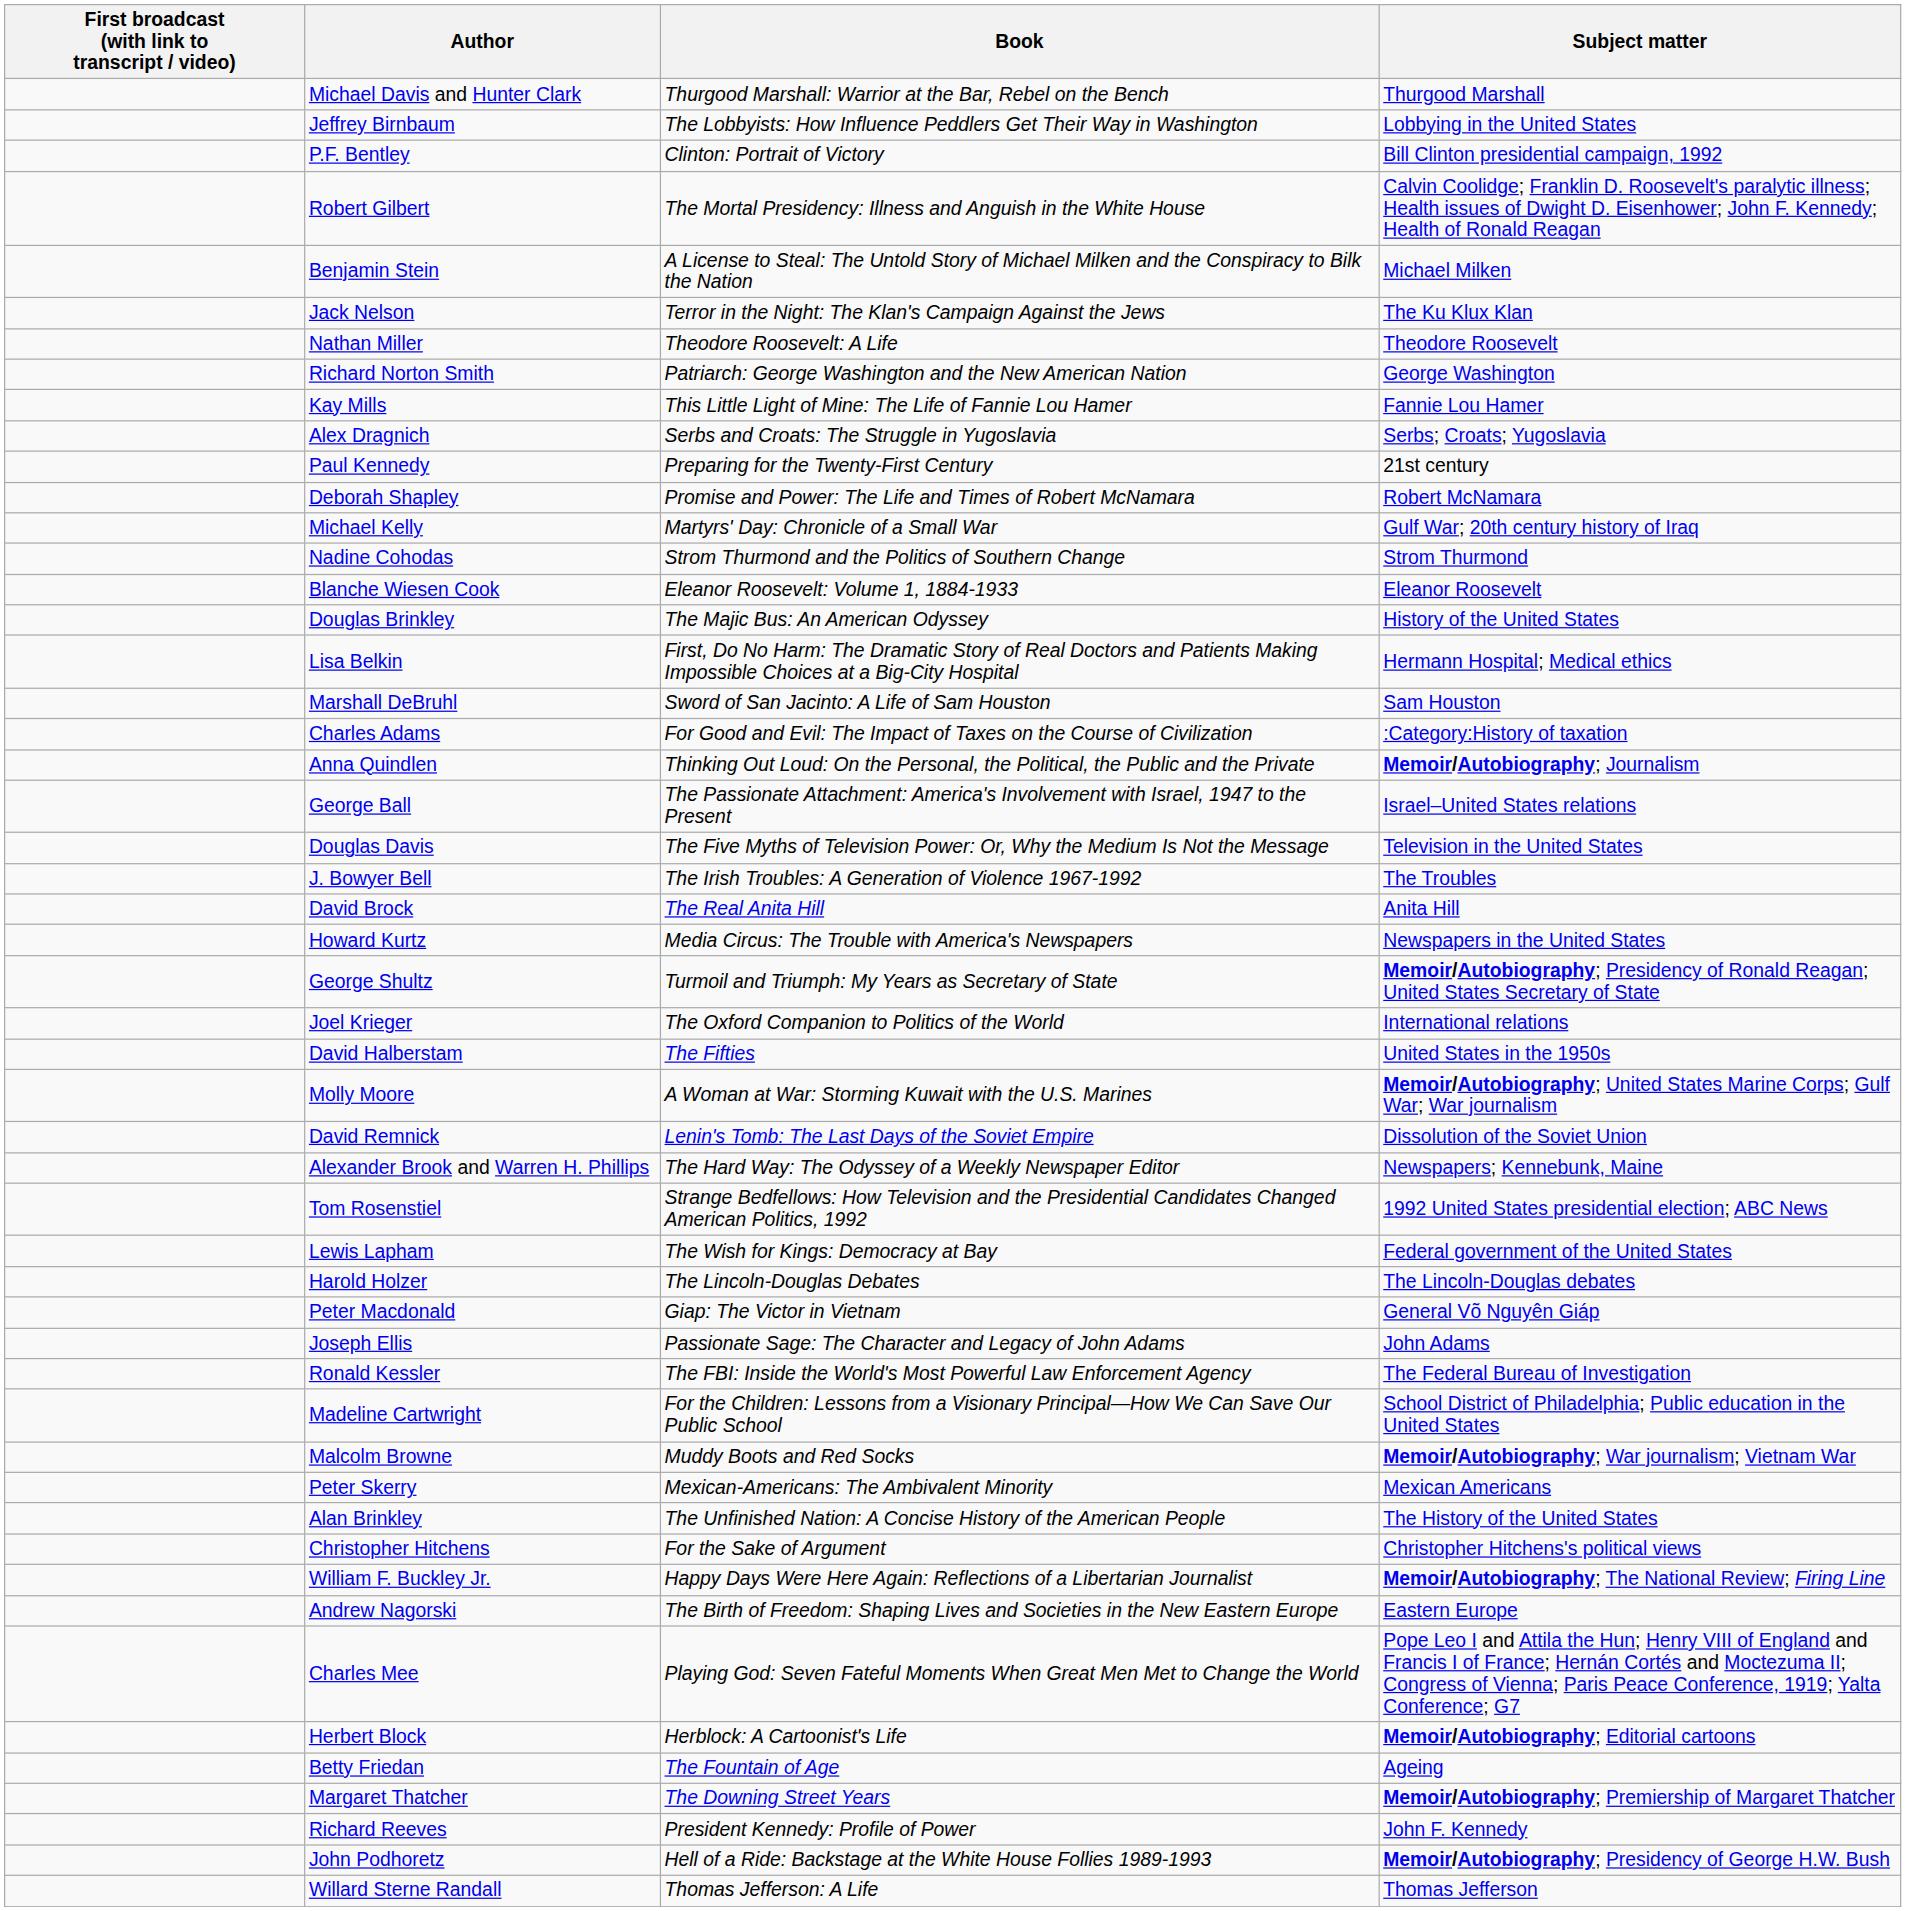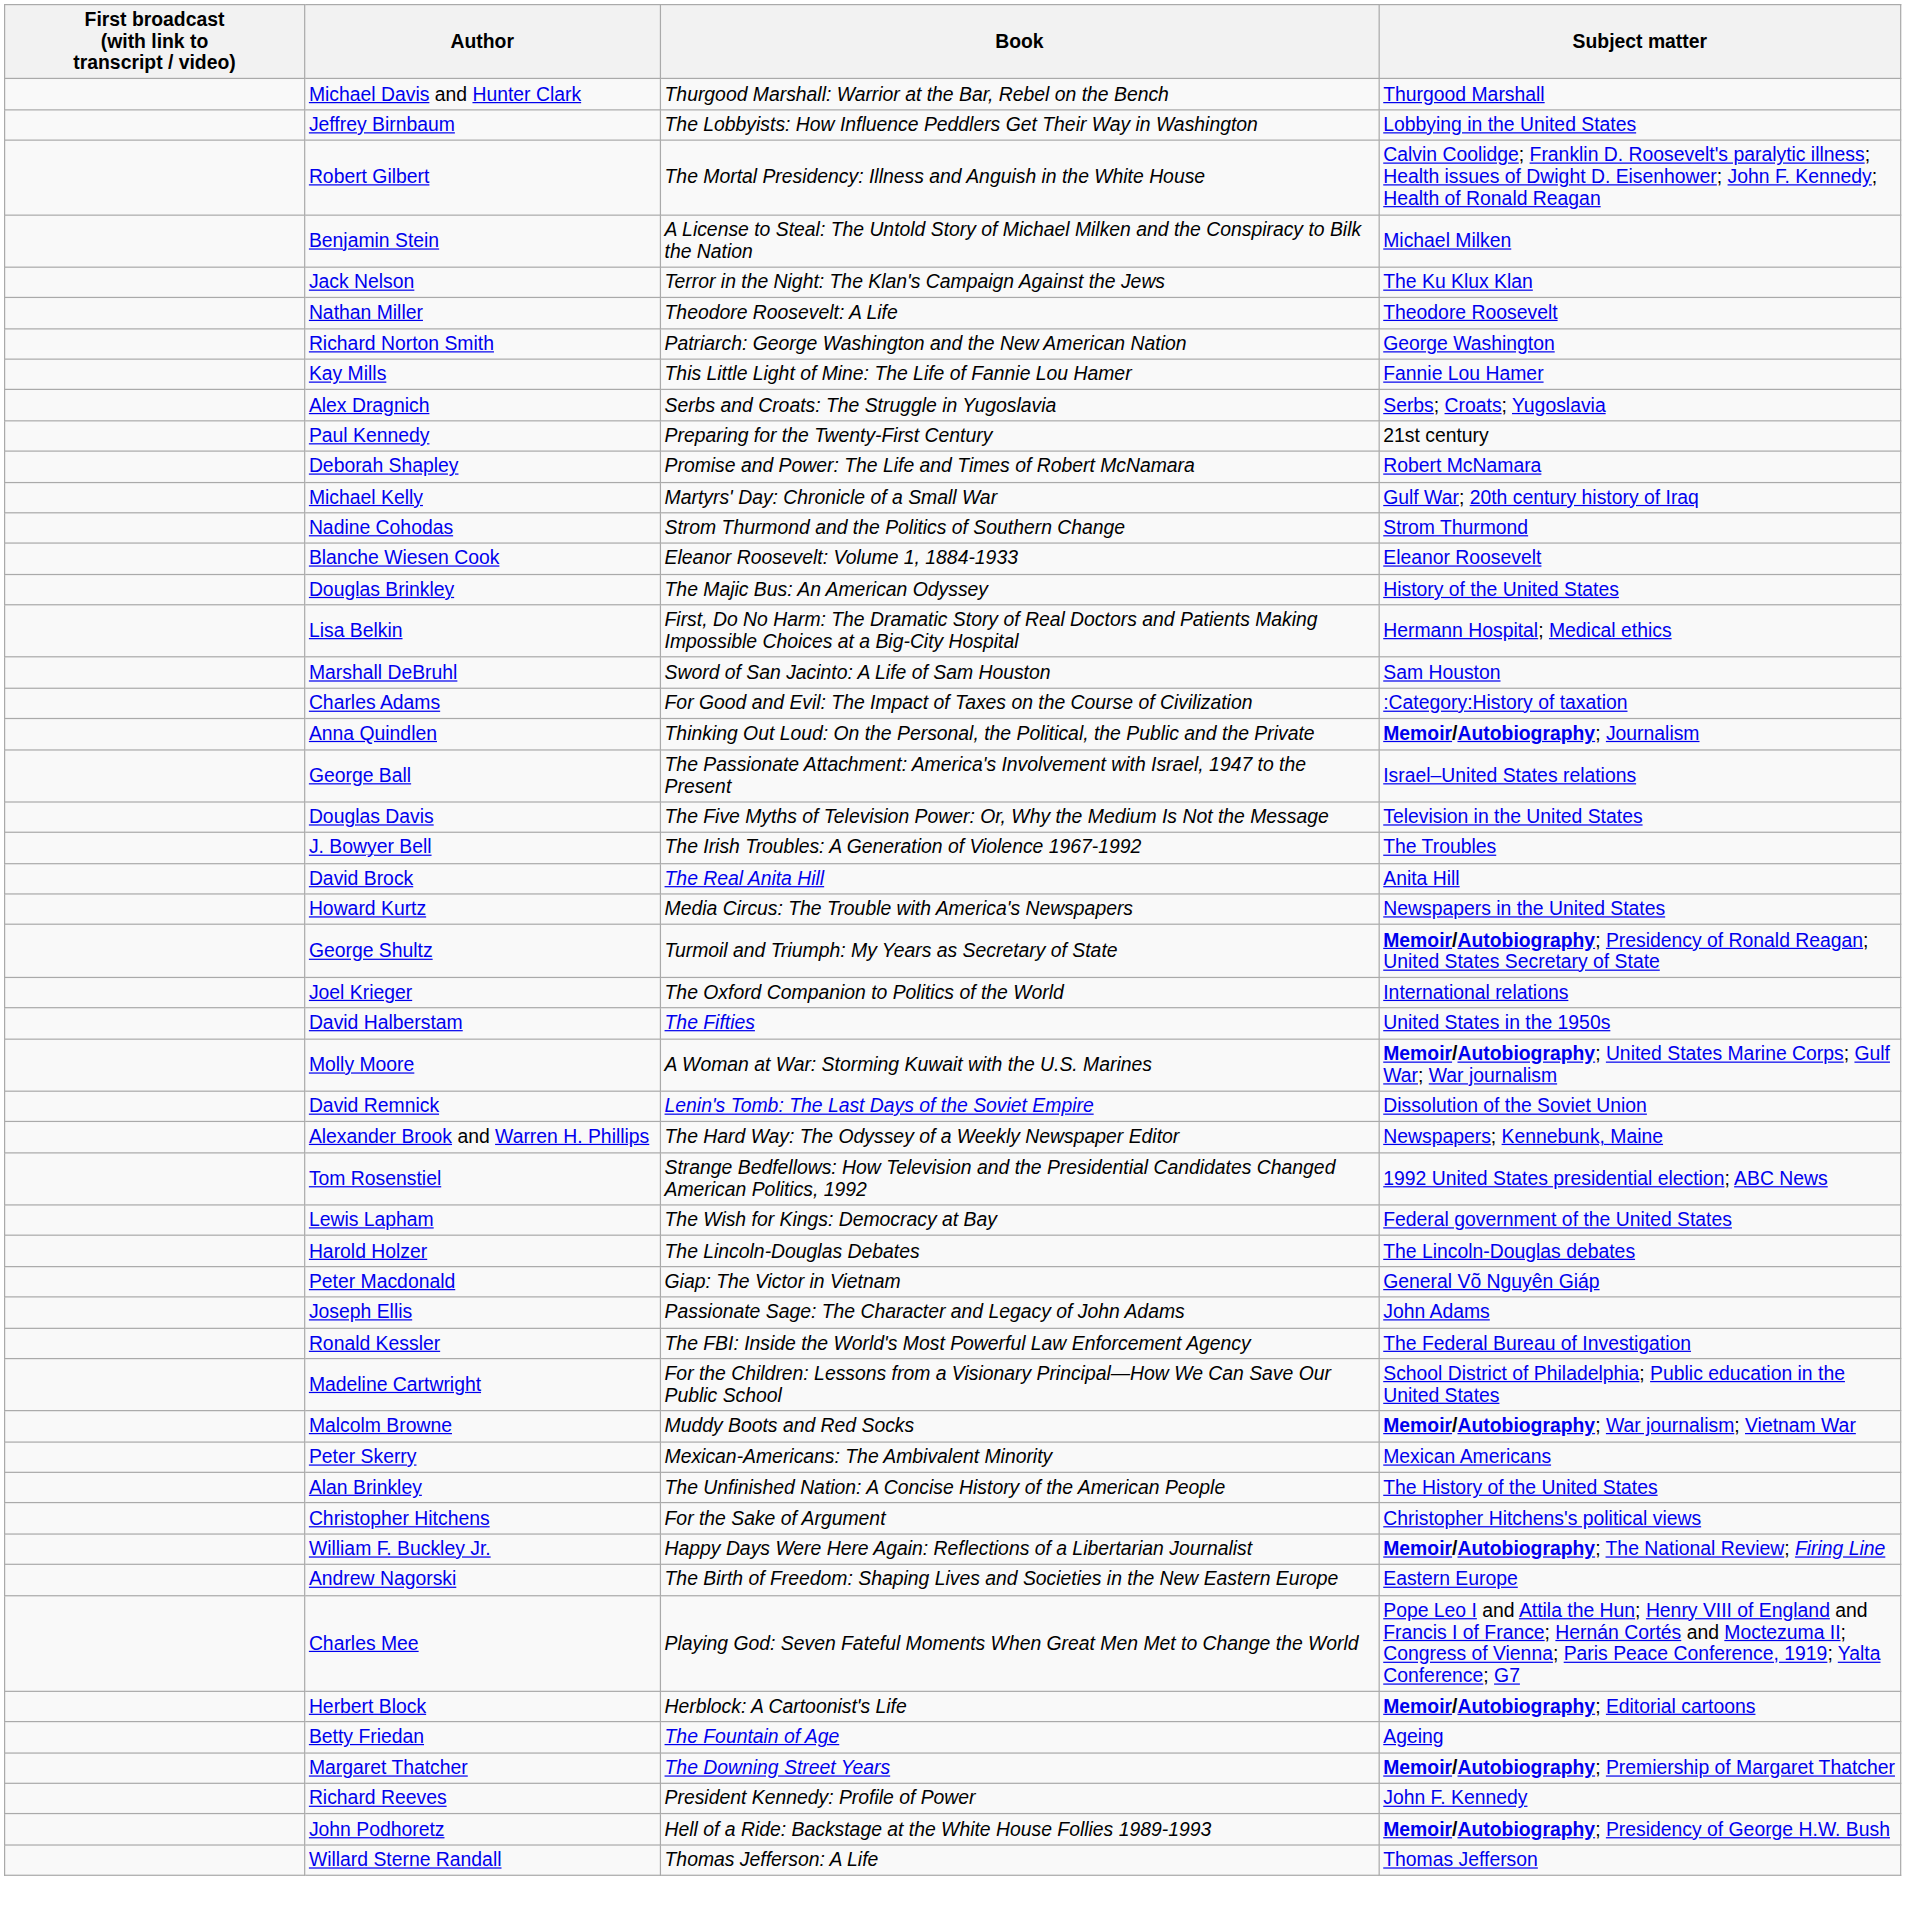- row: (359, 155)
